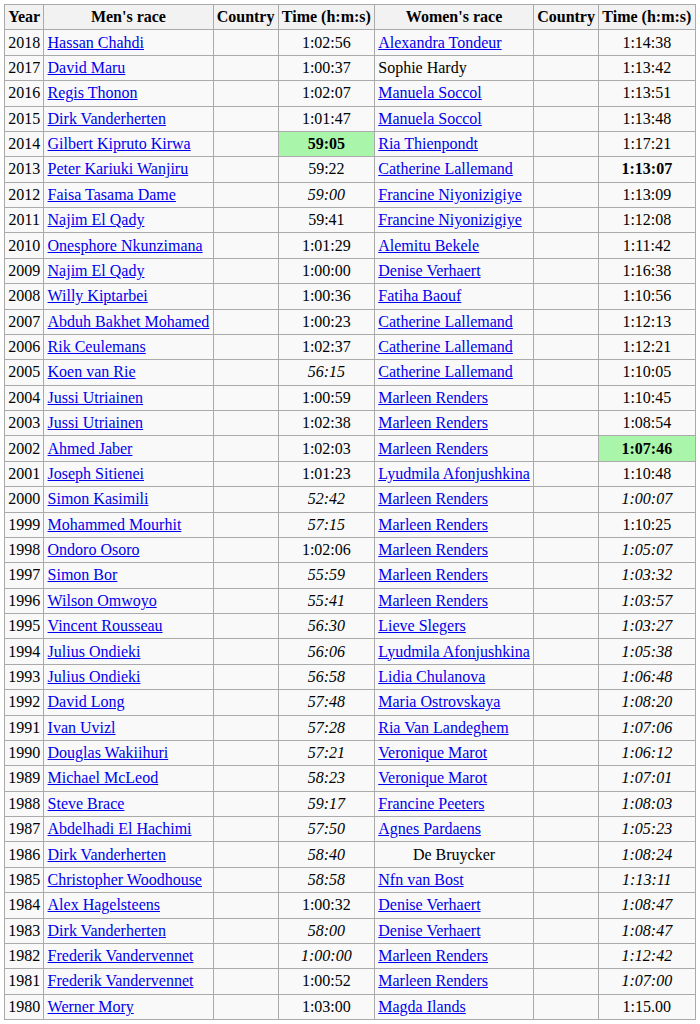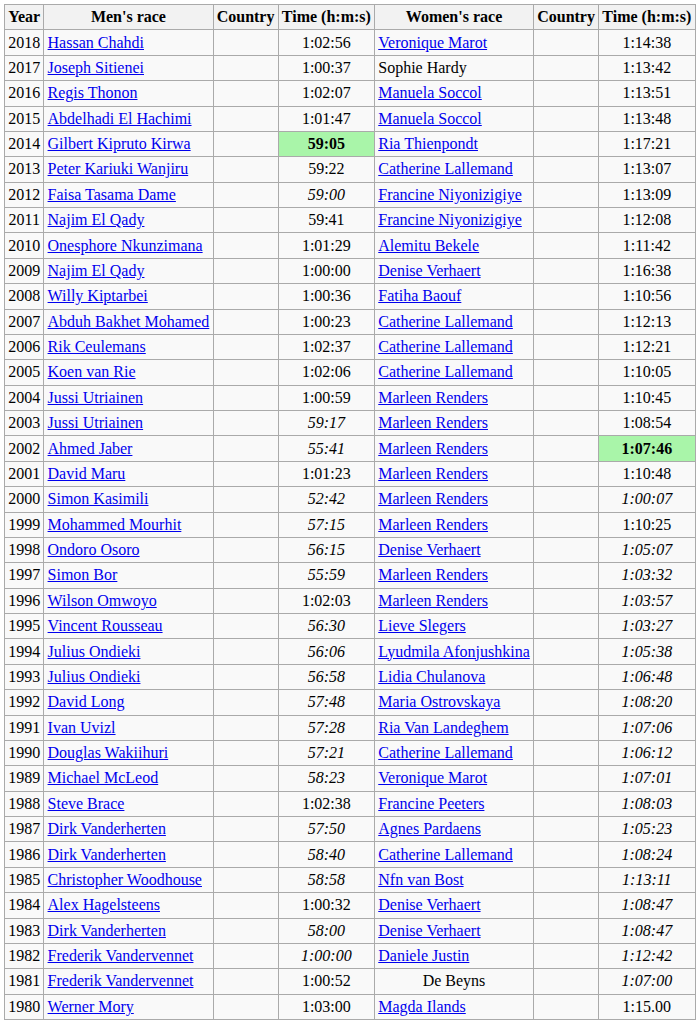(440, 42) Alexandra Tondeur -> (433, 42) Veronique Marot
(86, 67) David Maru -> (96, 67) Joseph Sitienei
(107, 118) Dirk Vanderherten -> (120, 118) Abdelhadi El Hachimi
(647, 169) bold -> (647, 169) normal
(326, 372) 56:15 -> (326, 372) 1:02:06
(326, 423) 1:02:38 -> (326, 423) 59:17
(326, 448) 1:02:03 -> (326, 448) 55:41
(96, 473) Joseph Sitienei -> (86, 473) David Maru
(454, 473) Lyudmila Afonjushkina -> (433, 473) Marleen Renders
(326, 550) 1:02:06 -> (326, 550) 56:15
(433, 550) Marleen Renders -> (429, 550) Denise Verhaert
(326, 600) 55:41 -> (326, 600) 1:02:03
(433, 753) Veronique Marot -> (446, 753) Catherine Lallemand
(326, 803) 59:17 -> (326, 803) 1:02:38
(120, 829) Abdelhadi El Hachimi -> (107, 829) Dirk Vanderherten
(454, 854) De Bruycker -> (446, 854) Catherine Lallemand
(433, 956) Marleen Renders -> (424, 956) Daniele Justin
(433, 981) Marleen Renders -> (454, 981) De Beyns
